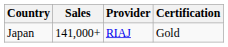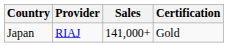columns swapped: (128, 13) <-> (78, 13)
